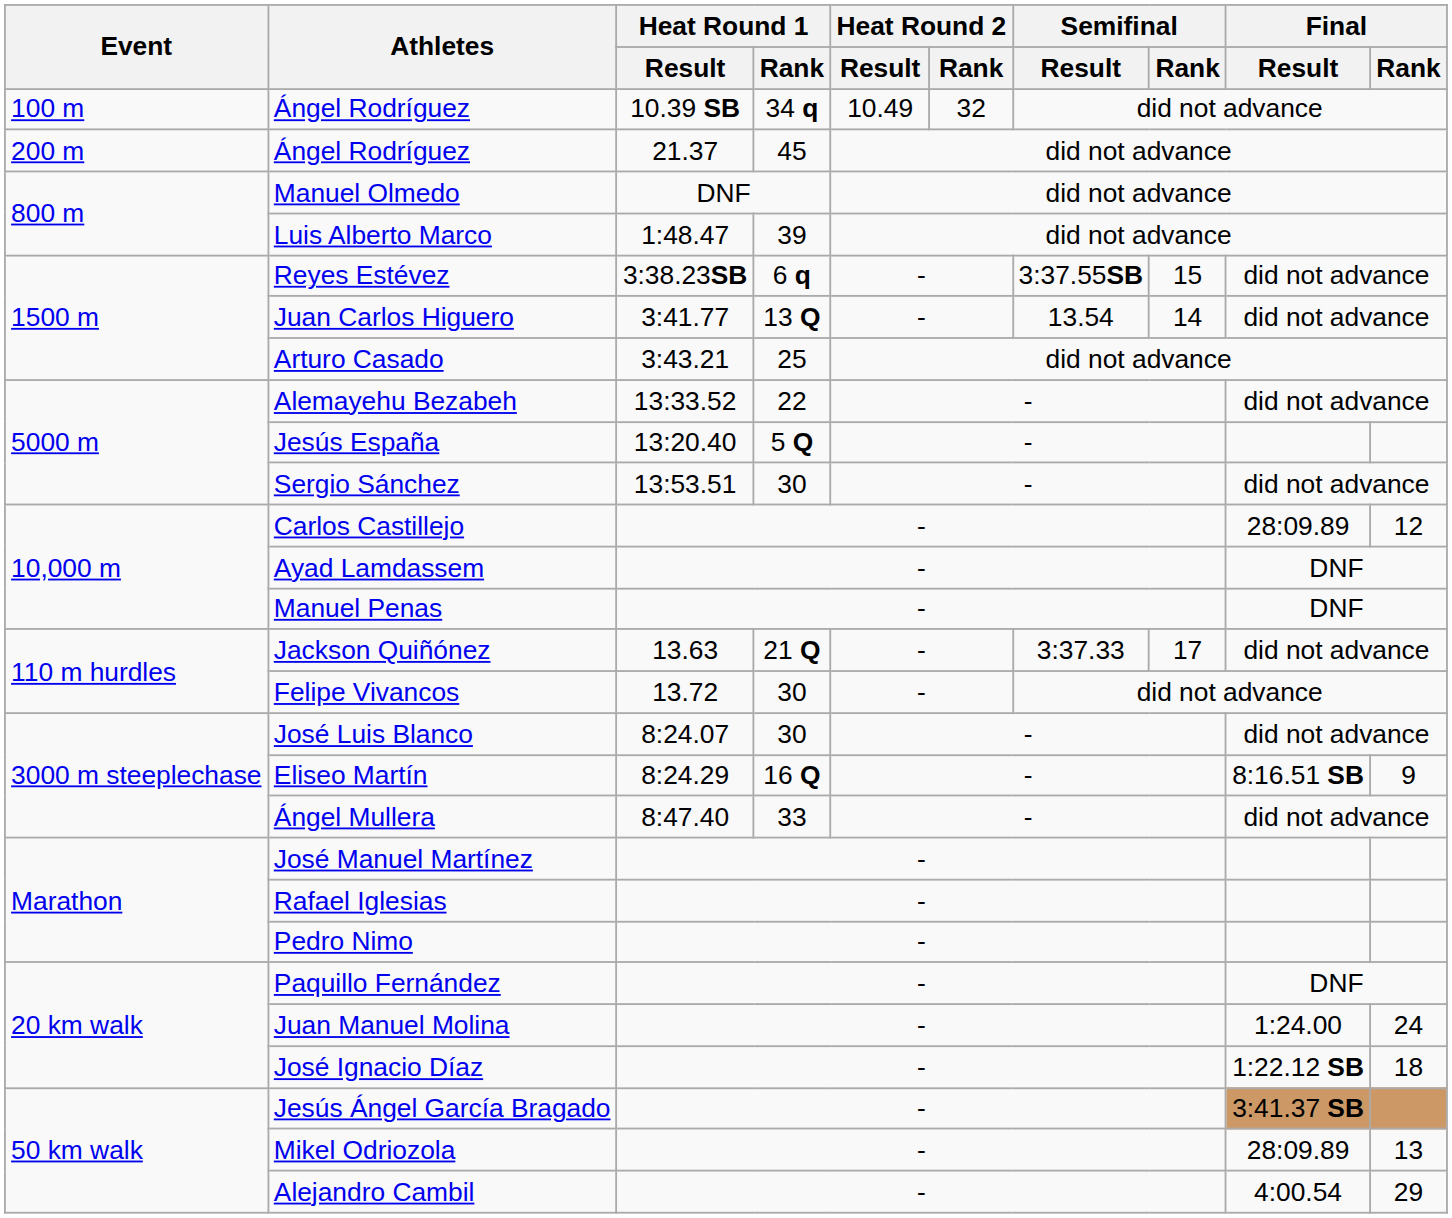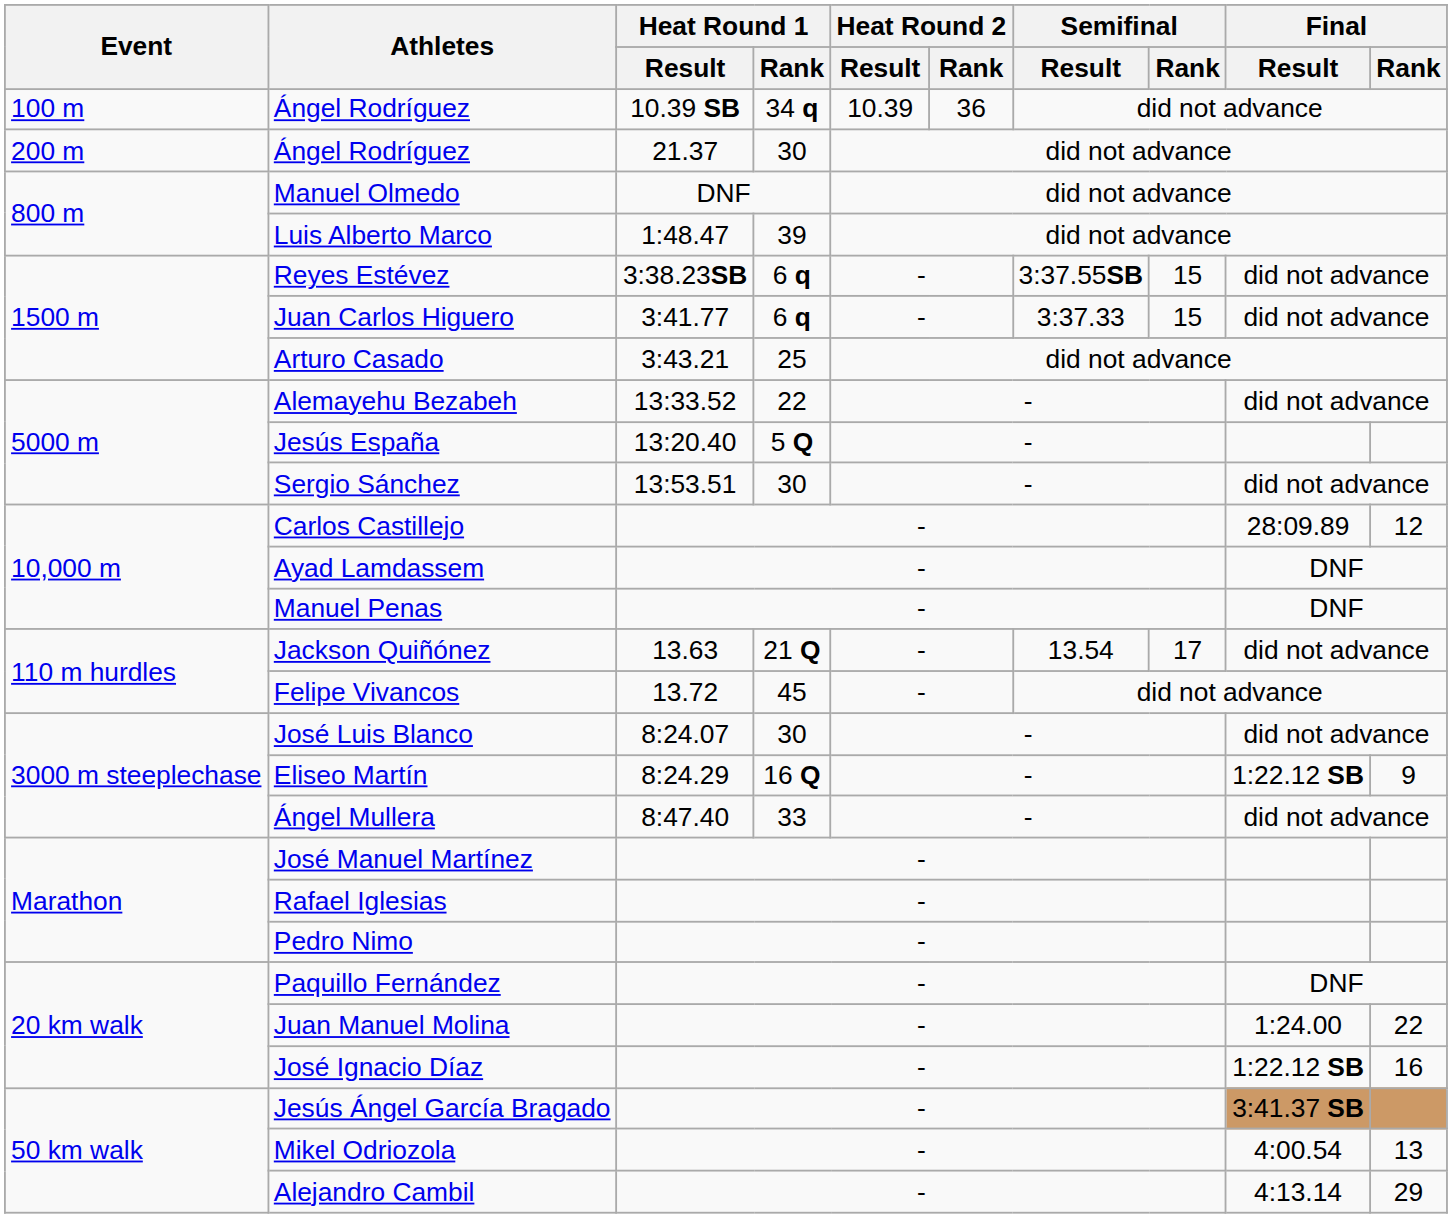(880, 109) 10.49 -> (880, 109) 10.39
(971, 109) 32 -> (971, 109) 36
(792, 151) 45 -> (792, 151) 30
(792, 318) 13 Q -> (792, 318) 6 q
(1081, 318) 13.54 -> (1081, 318) 3:37.33
(1188, 318) 14 -> (1188, 318) 15
(1081, 651) 3:37.33 -> (1081, 651) 13.54
(792, 692) 30 -> (792, 692) 45
(1298, 776) 8:16.51 SB -> (1298, 776) 1:22.12 SB
(1409, 1025) 24 -> (1409, 1025) 22
(1409, 1067) 18 -> (1409, 1067) 16
(1298, 1150) 28:09.89 -> (1298, 1150) 4:00.54
(1298, 1192) 4:00.54 -> (1298, 1192) 4:13.14
